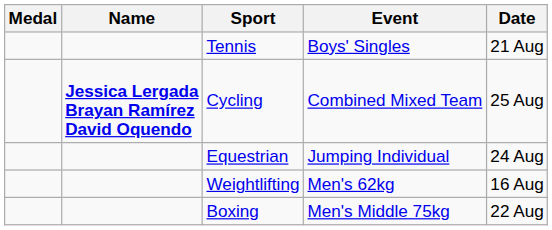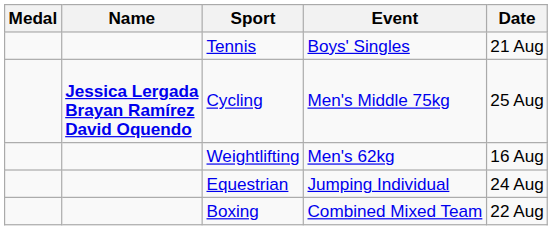(395, 101) Combined Mixed Team -> (379, 101) Men's Middle 75kg
rows swapped: (253, 184) <-> (247, 157)
(379, 211) Men's Middle 75kg -> (395, 211) Combined Mixed Team
